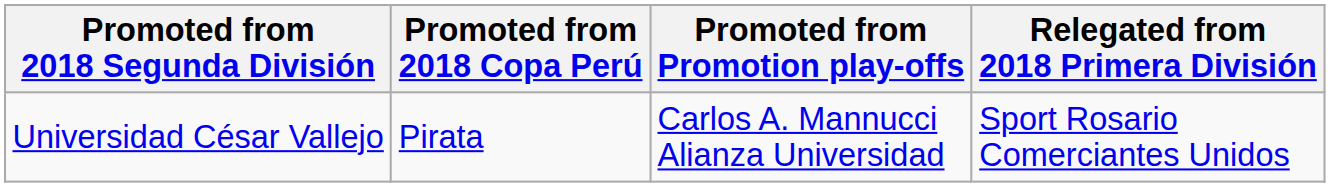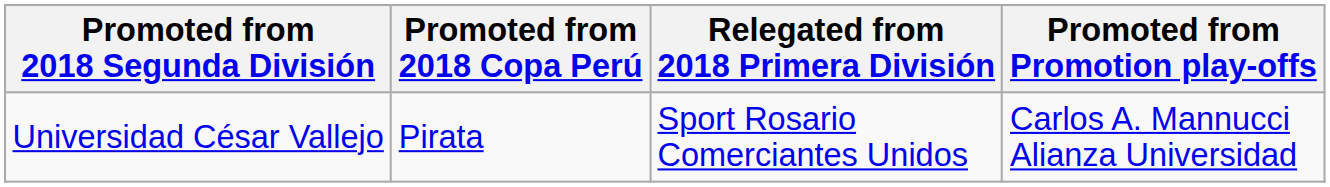columns swapped: (811, 48) <-> (1148, 48)
